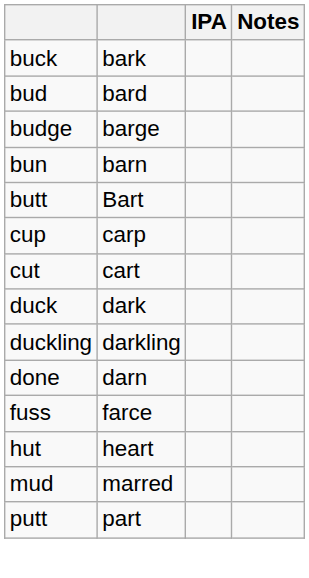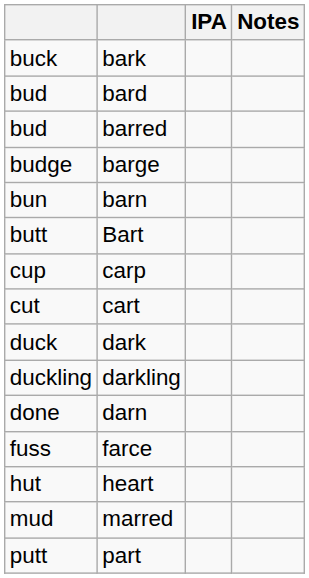+ row: (135, 128)
